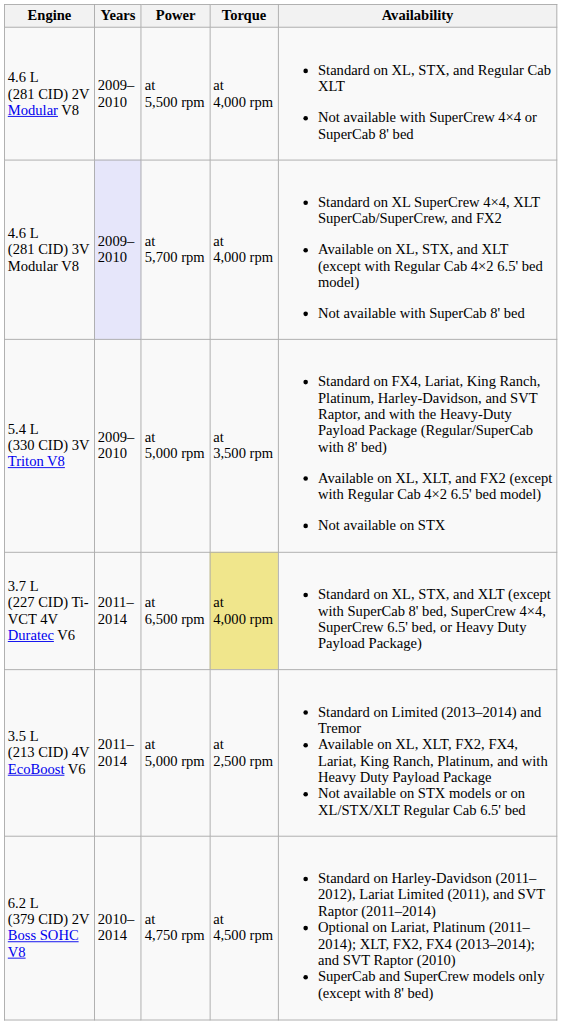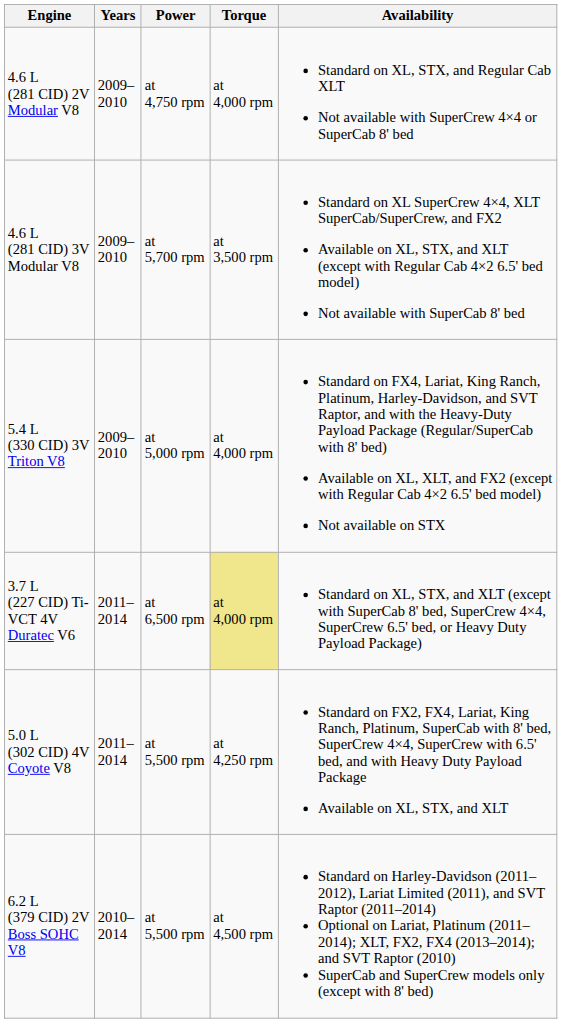(175, 93) at 5,500 rpm -> (175, 93) at 4,750 rpm
(116, 249) lavender background -> (116, 249) no background
(243, 249) at 4,000 rpm -> (243, 249) at 3,500 rpm
(243, 445) at 3,500 rpm -> (243, 445) at 4,000 rpm
+ row: (49, 752)
- row: (49, 753)
(175, 928) at 4,750 rpm -> (175, 926) at 5,500 rpm
